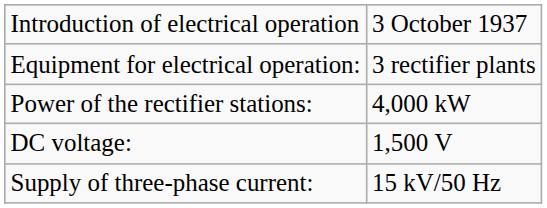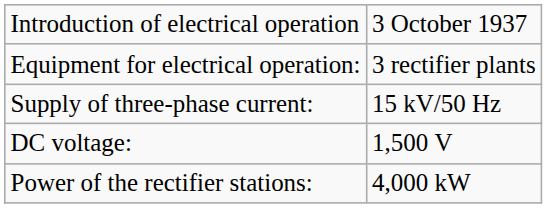rows swapped: (162, 182) <-> (162, 103)
